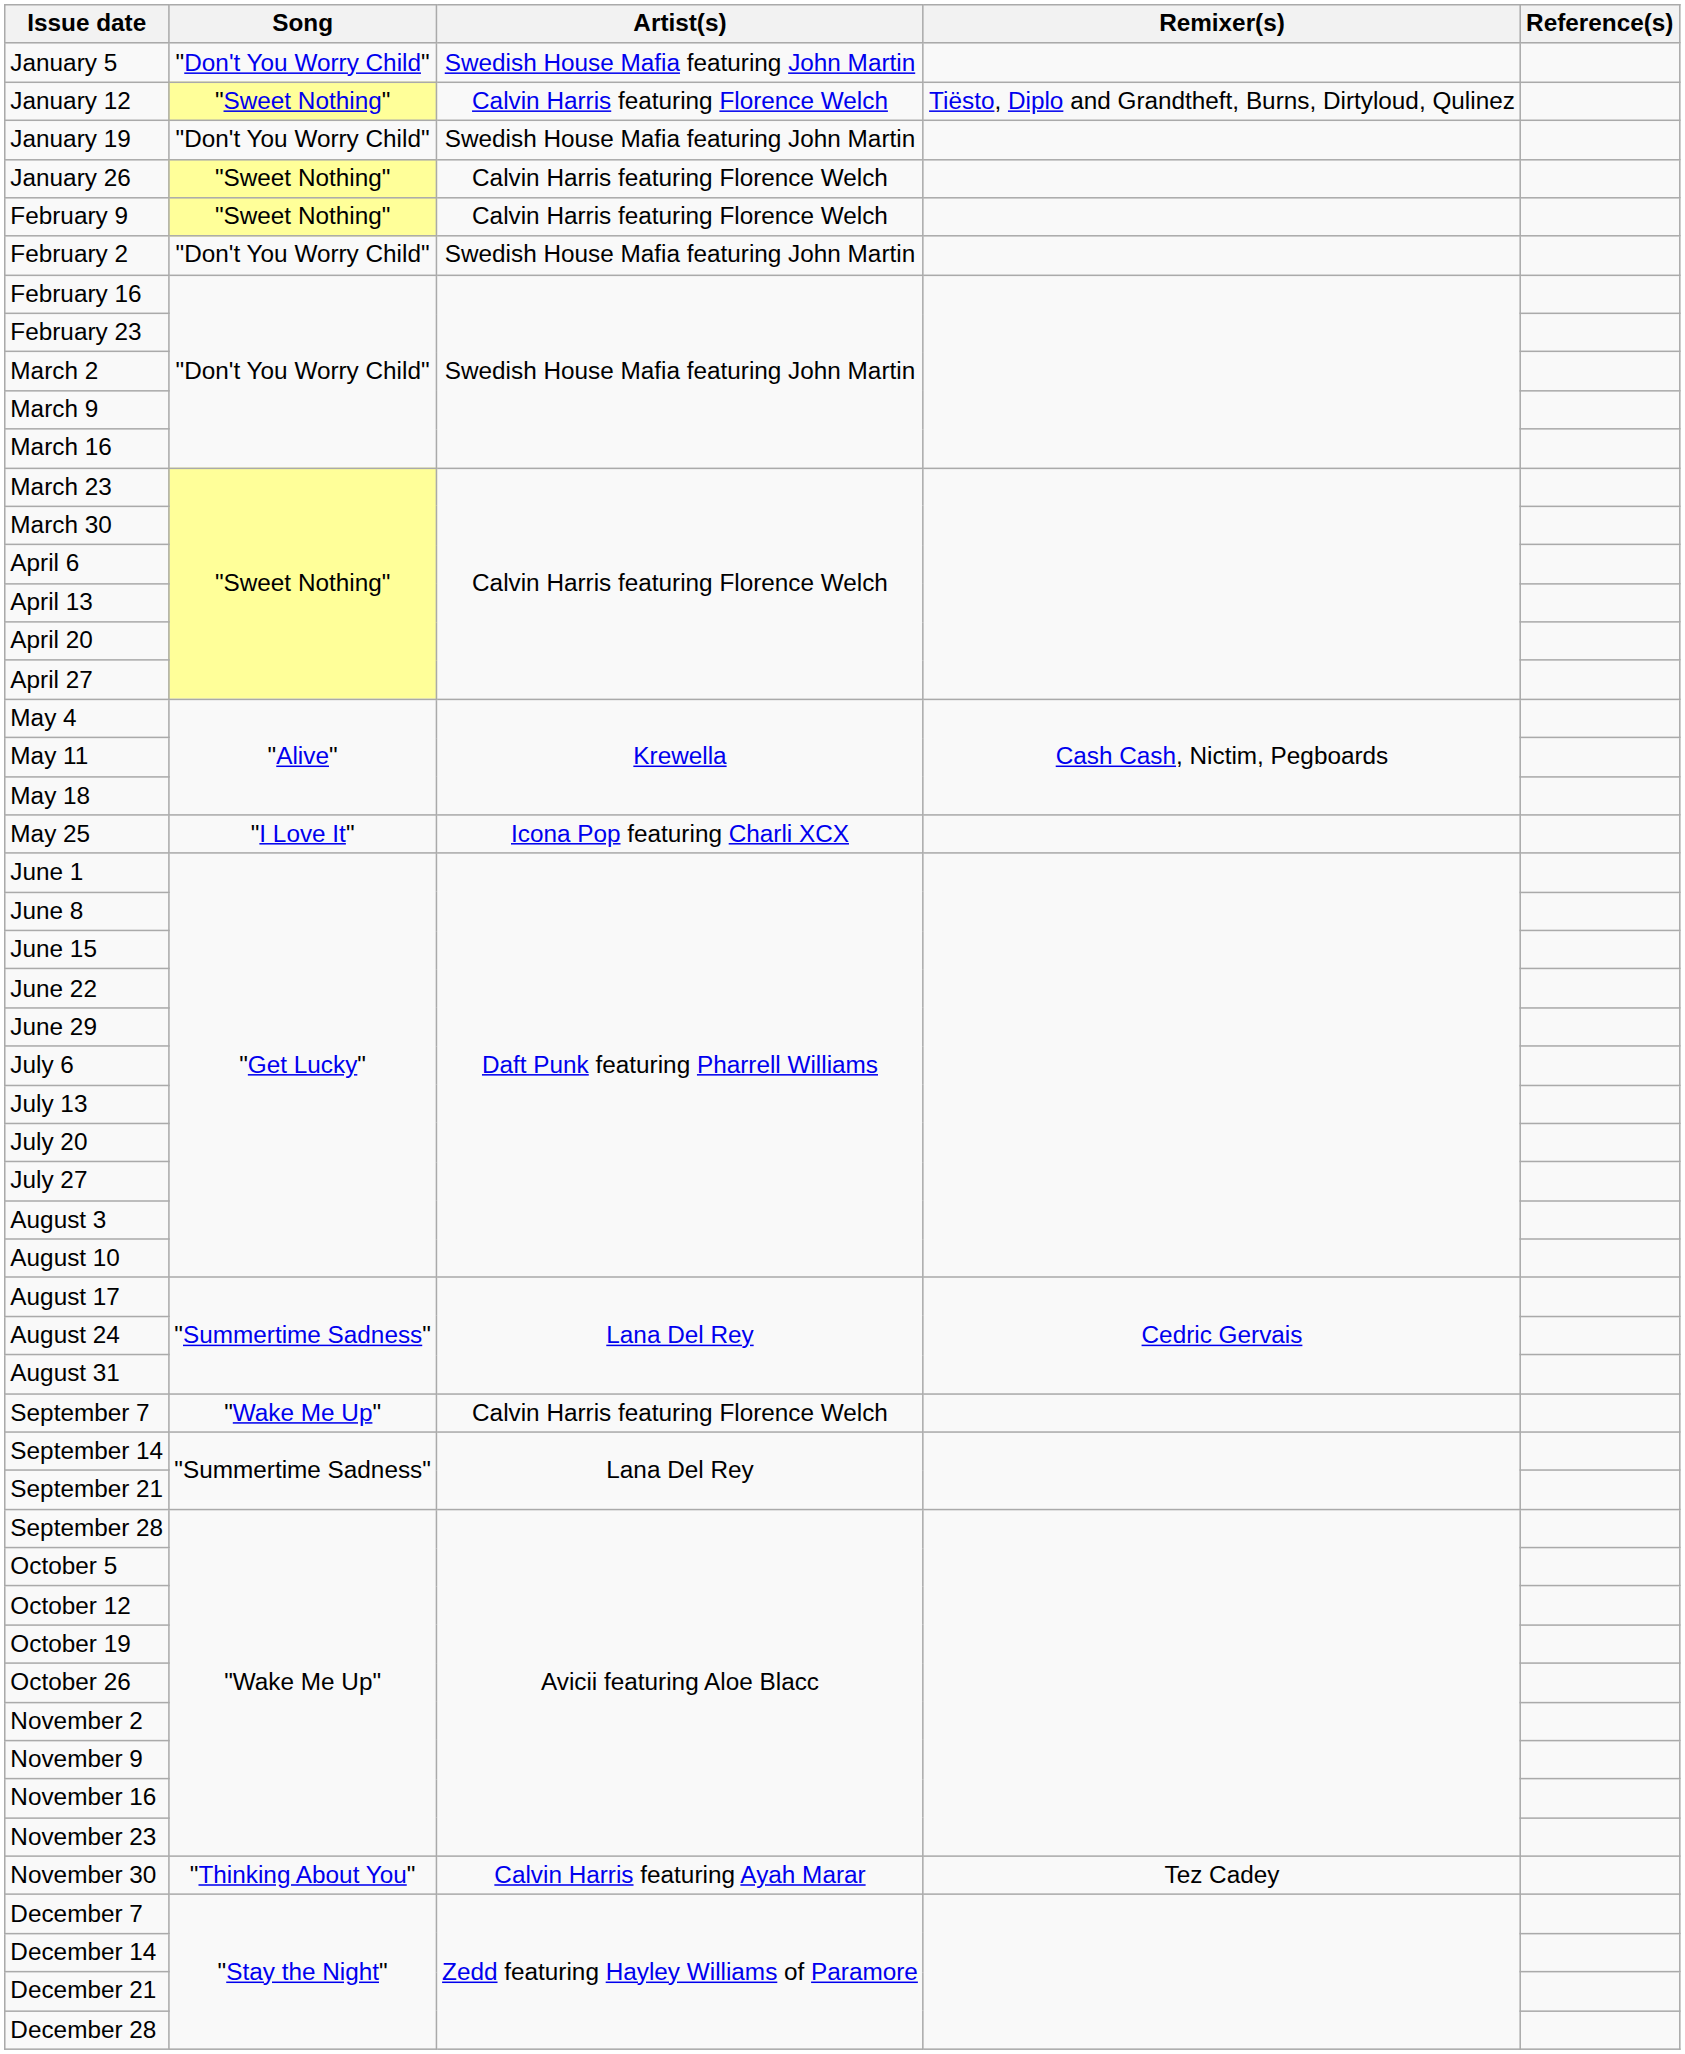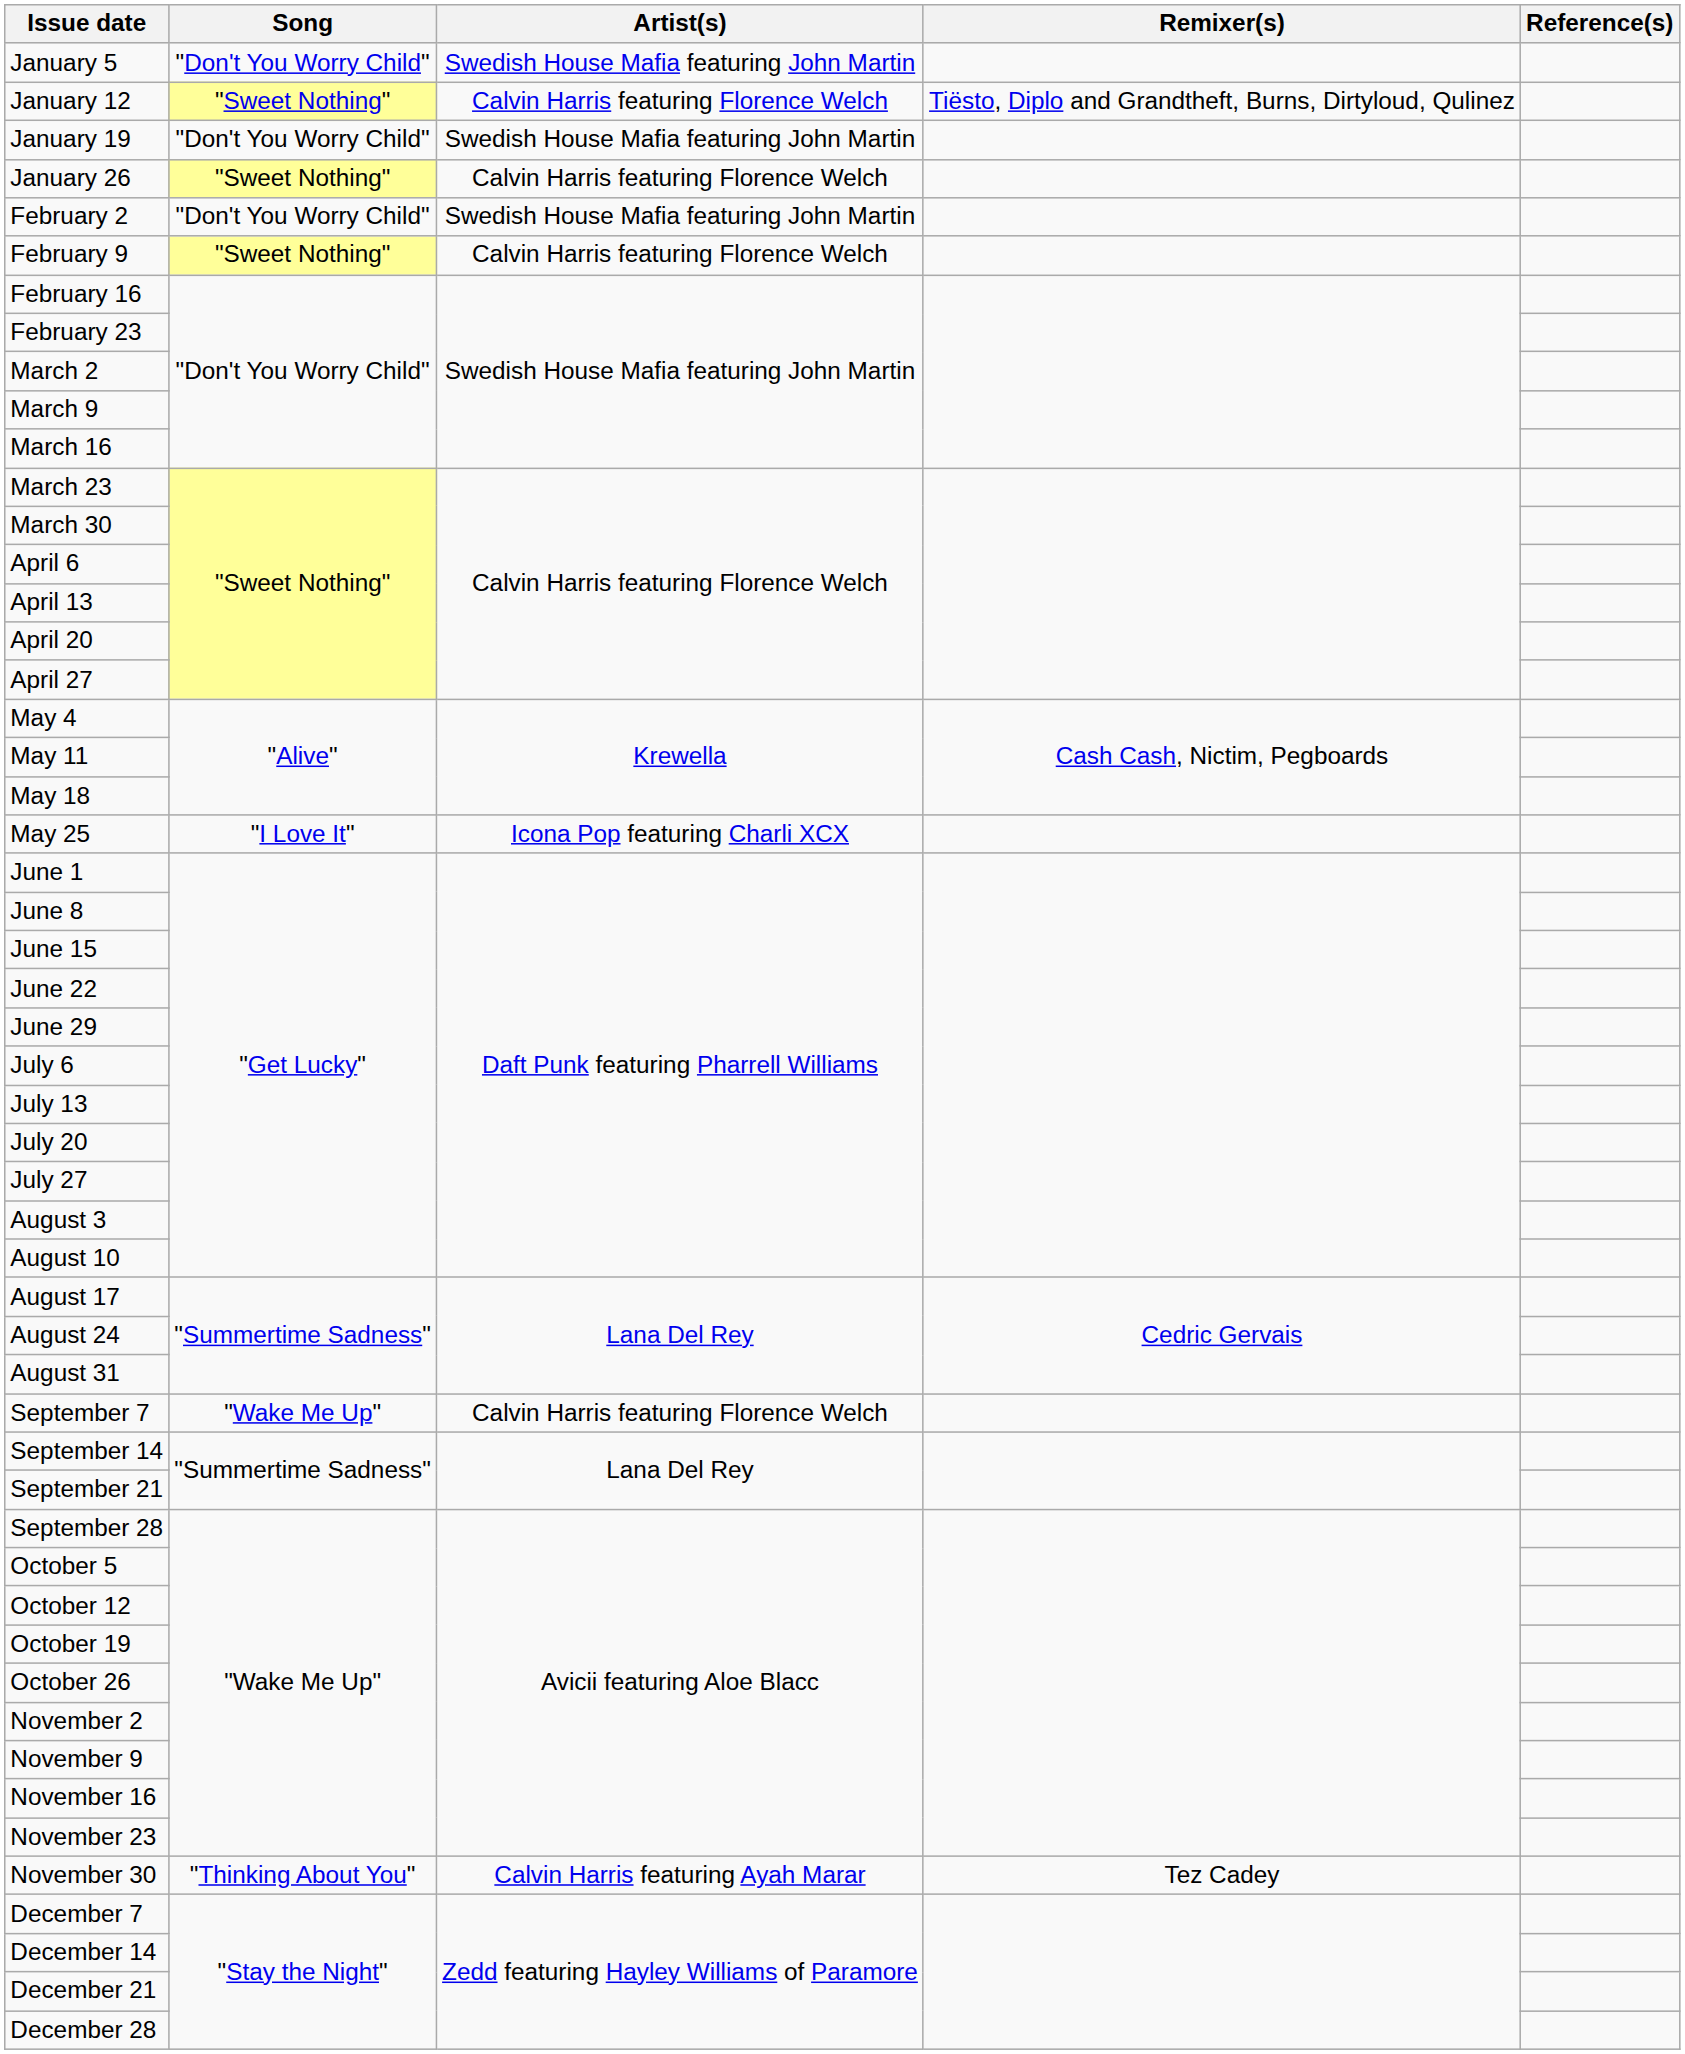rows swapped: (69, 255) <-> (69, 216)
